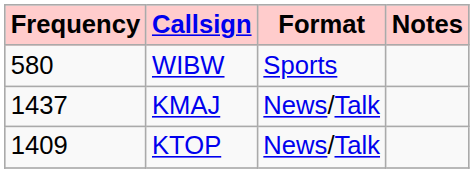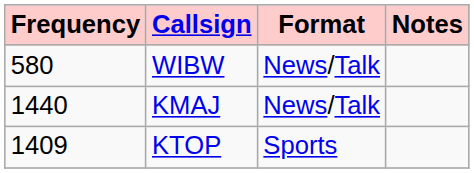(300, 65) Sports -> (322, 65) News/Talk
(39, 106) 1437 -> (39, 106) 1440
(322, 146) News/Talk -> (300, 146) Sports
